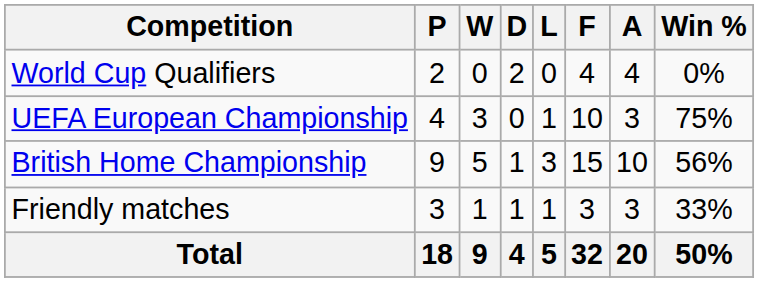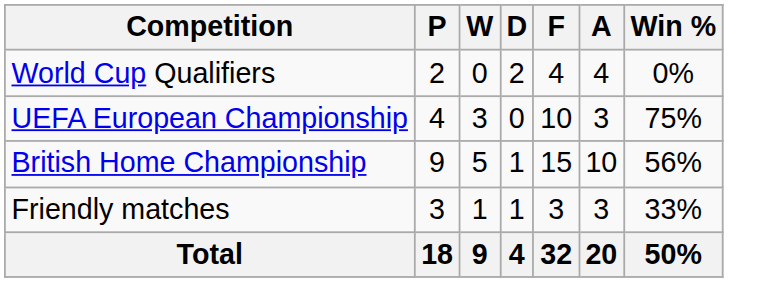- column: (549, 27)
